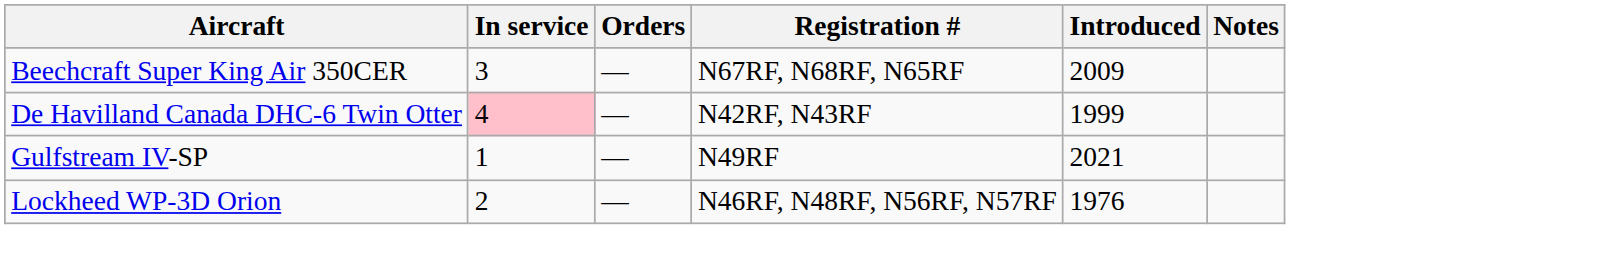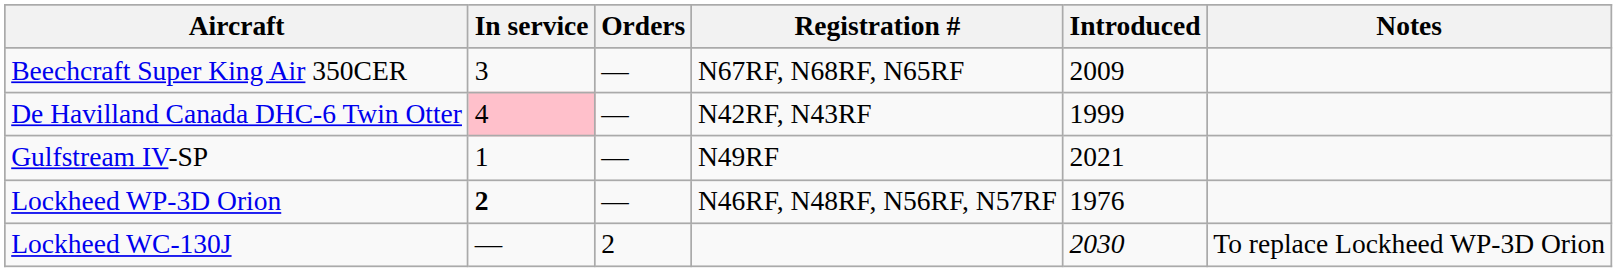(482, 200) normal -> (482, 200) bold
+ row: (121, 244)
